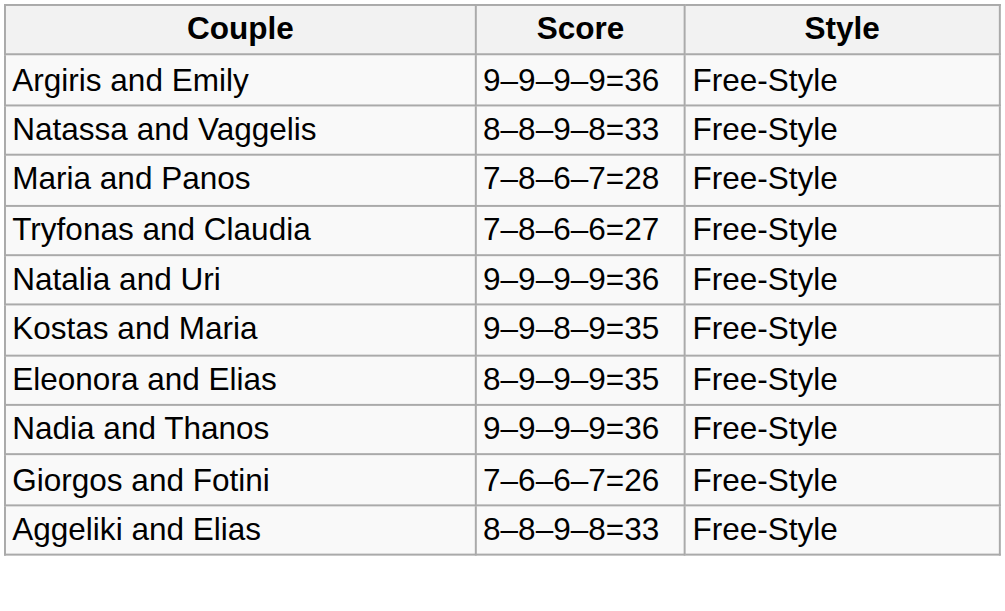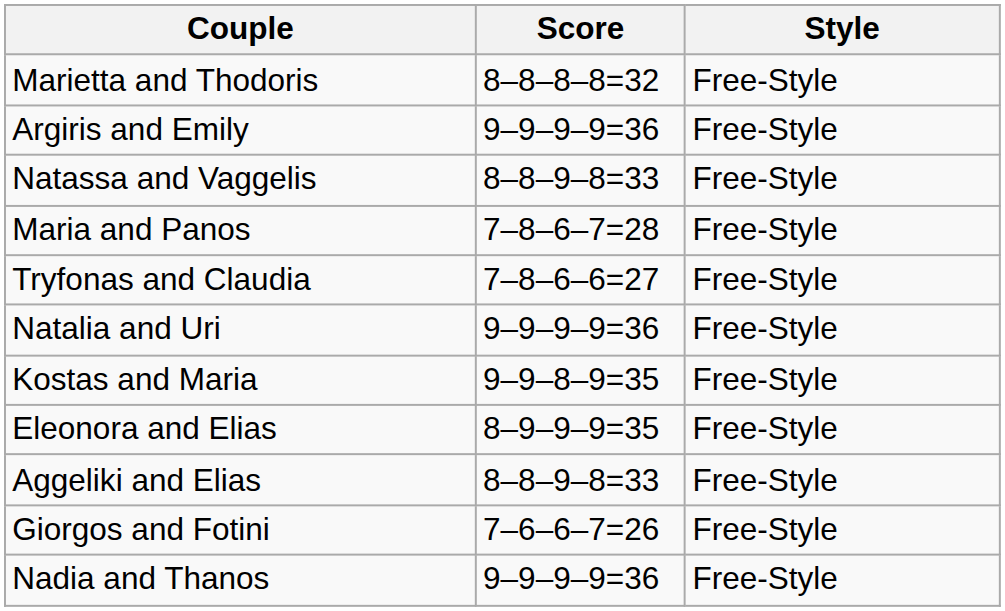+ row: (165, 79)
rows swapped: (137, 529) <-> (141, 429)
